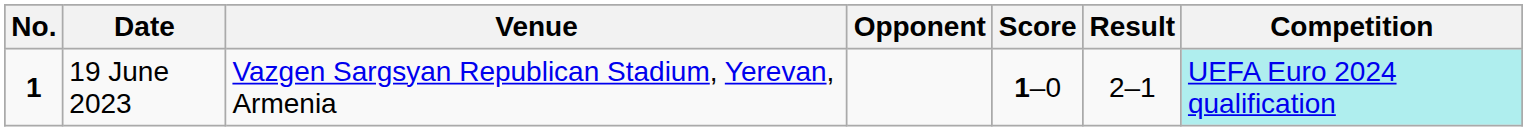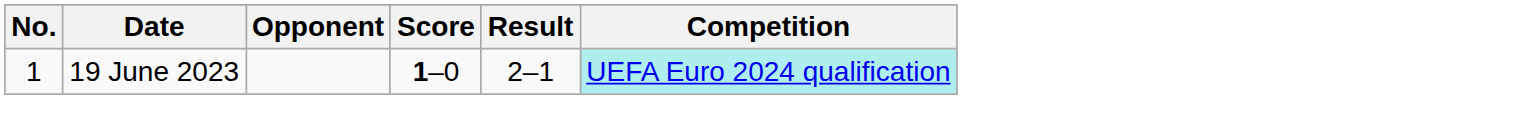- column: (537, 26)
(34, 86) bold -> (34, 71) normal
